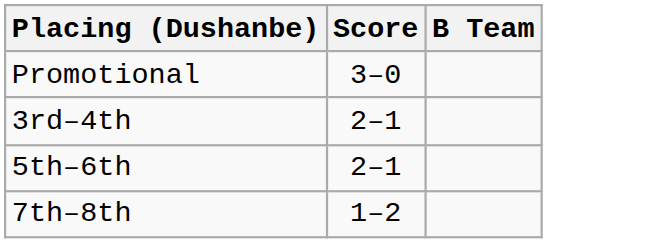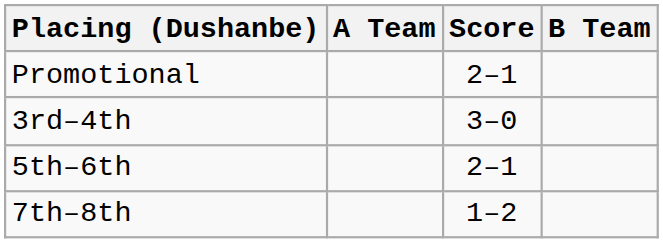+ column: (384, 28)
(376, 75) 3–0 -> (492, 75) 2–1
(376, 121) 2–1 -> (492, 121) 3–0
